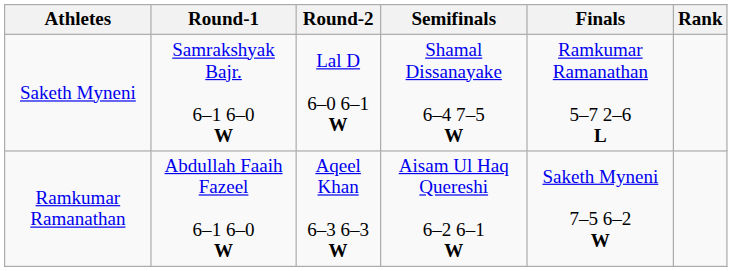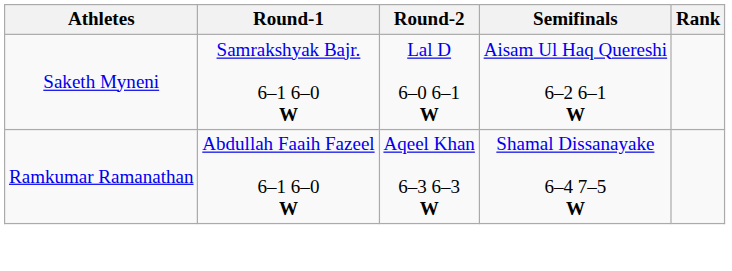- column: (600, 19)
(454, 92) Shamal Dissanayake 6–4 7–5 W -> (575, 81) Aisam Ul Haq Quereshi 6–2 6–1 W
(454, 208) Aisam Ul Haq Quereshi 6–2 6–1 W -> (575, 176) Shamal Dissanayake 6–4 7–5 W
